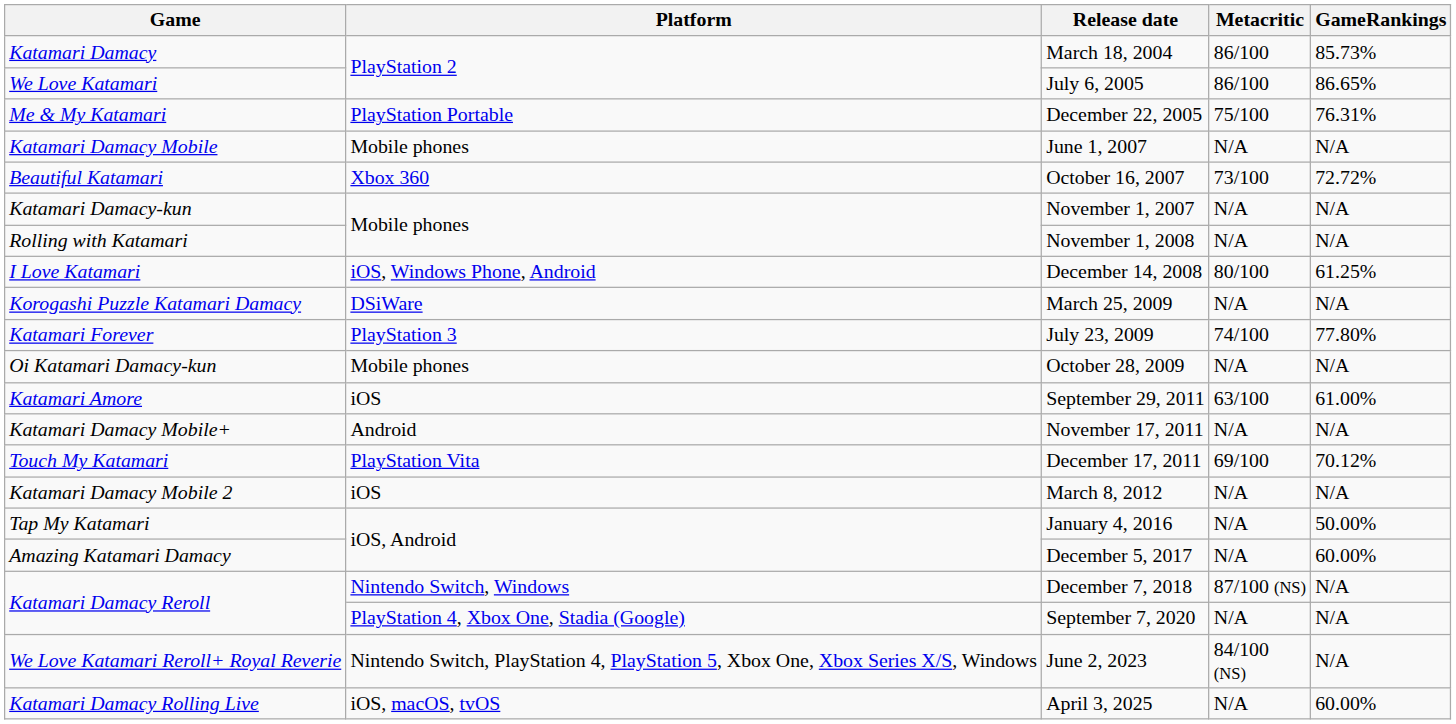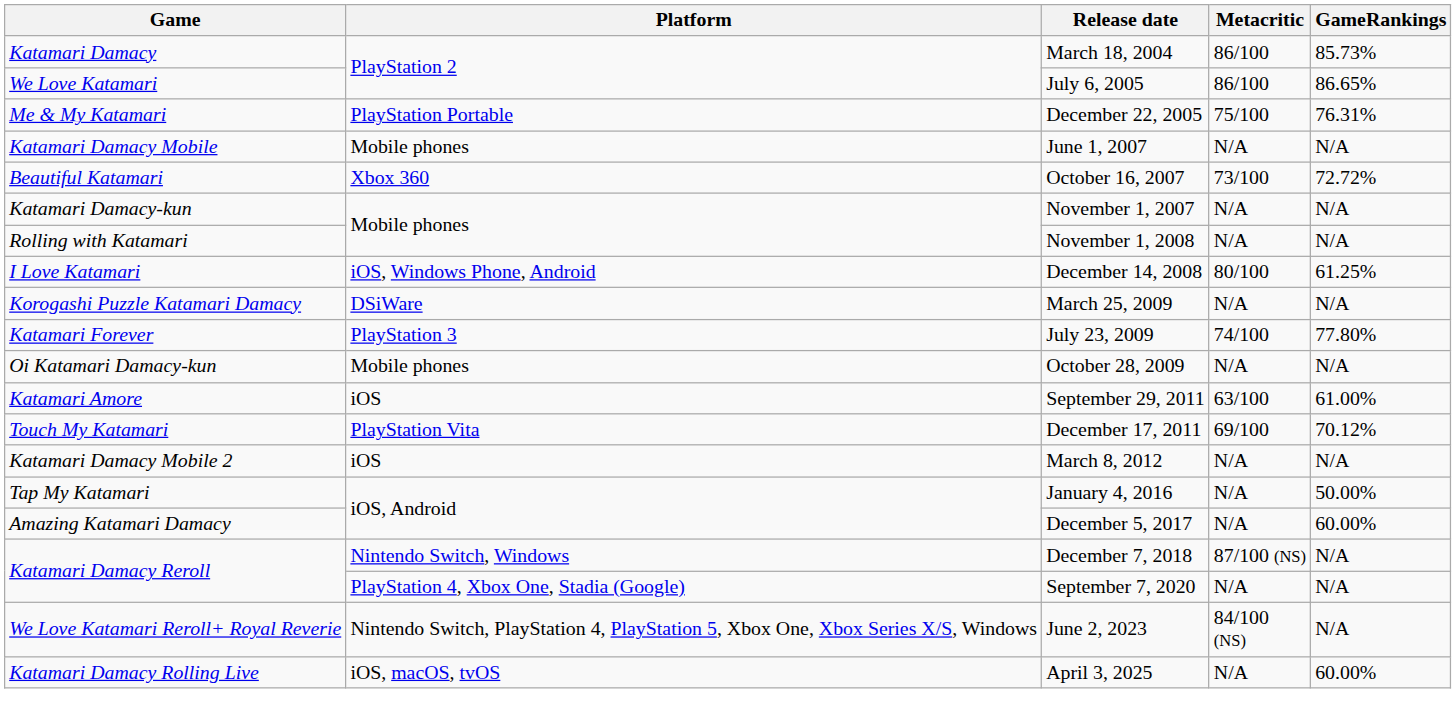- row: (1125, 429)
